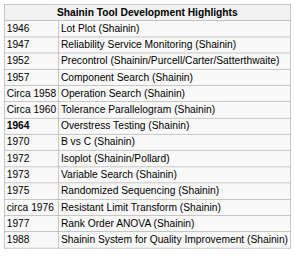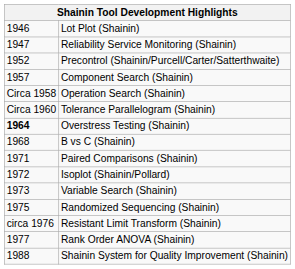(18, 142) 1970 -> (18, 142) 1968
+ row: (129, 158)
